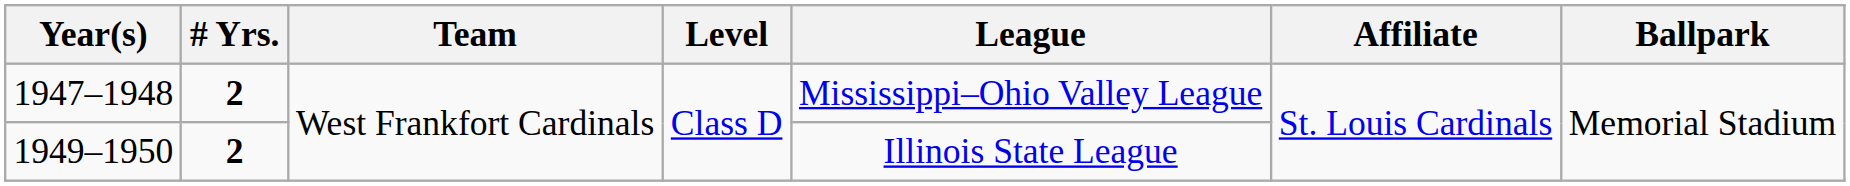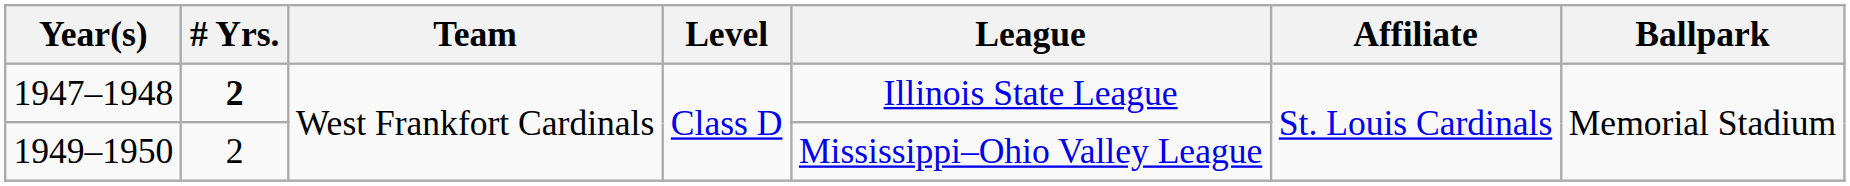(1031, 92) Mississippi–Ohio Valley League -> (1031, 92) Illinois State League
(235, 151) bold -> (235, 151) normal
(1031, 151) Illinois State League -> (1031, 151) Mississippi–Ohio Valley League
